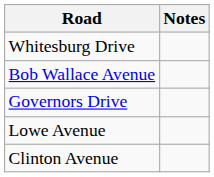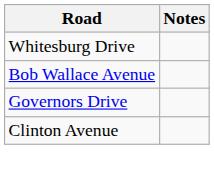- row: (57, 130)
